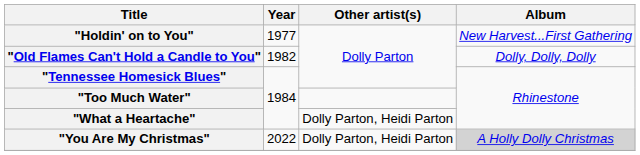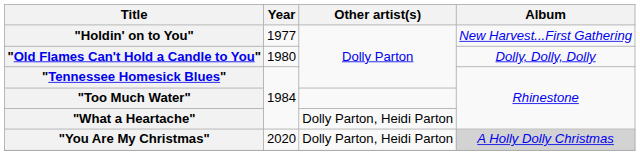(282, 56) 1982 -> (282, 56) 1980
(282, 139) 2022 -> (282, 139) 2020
